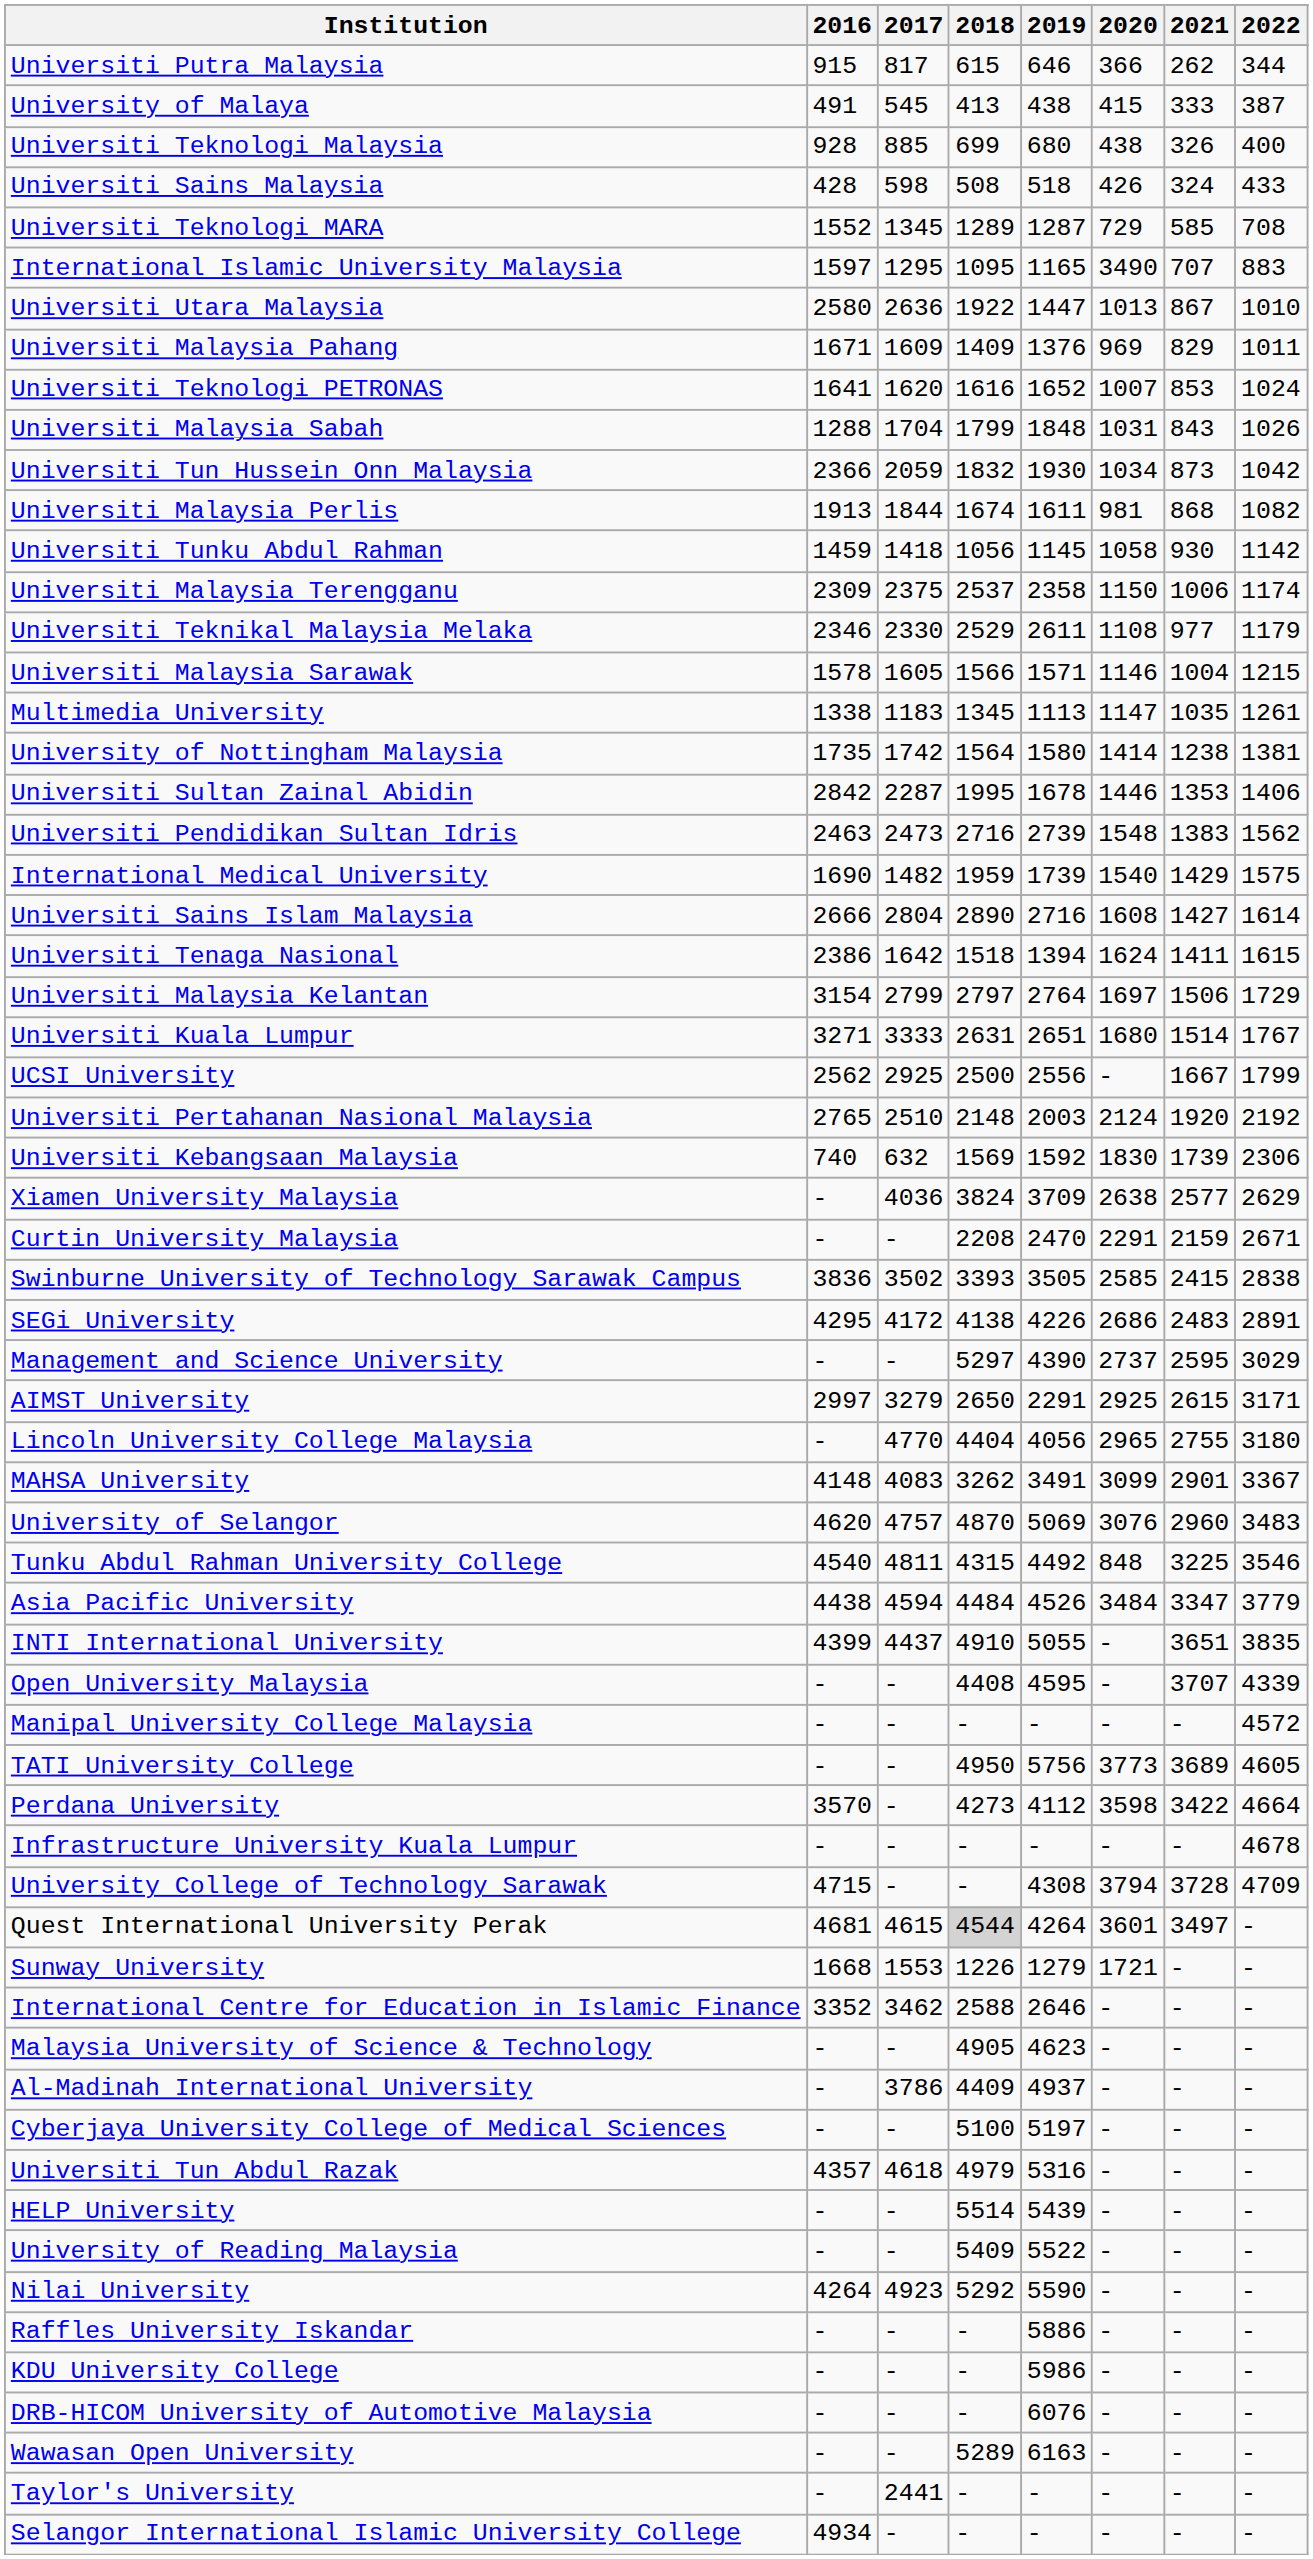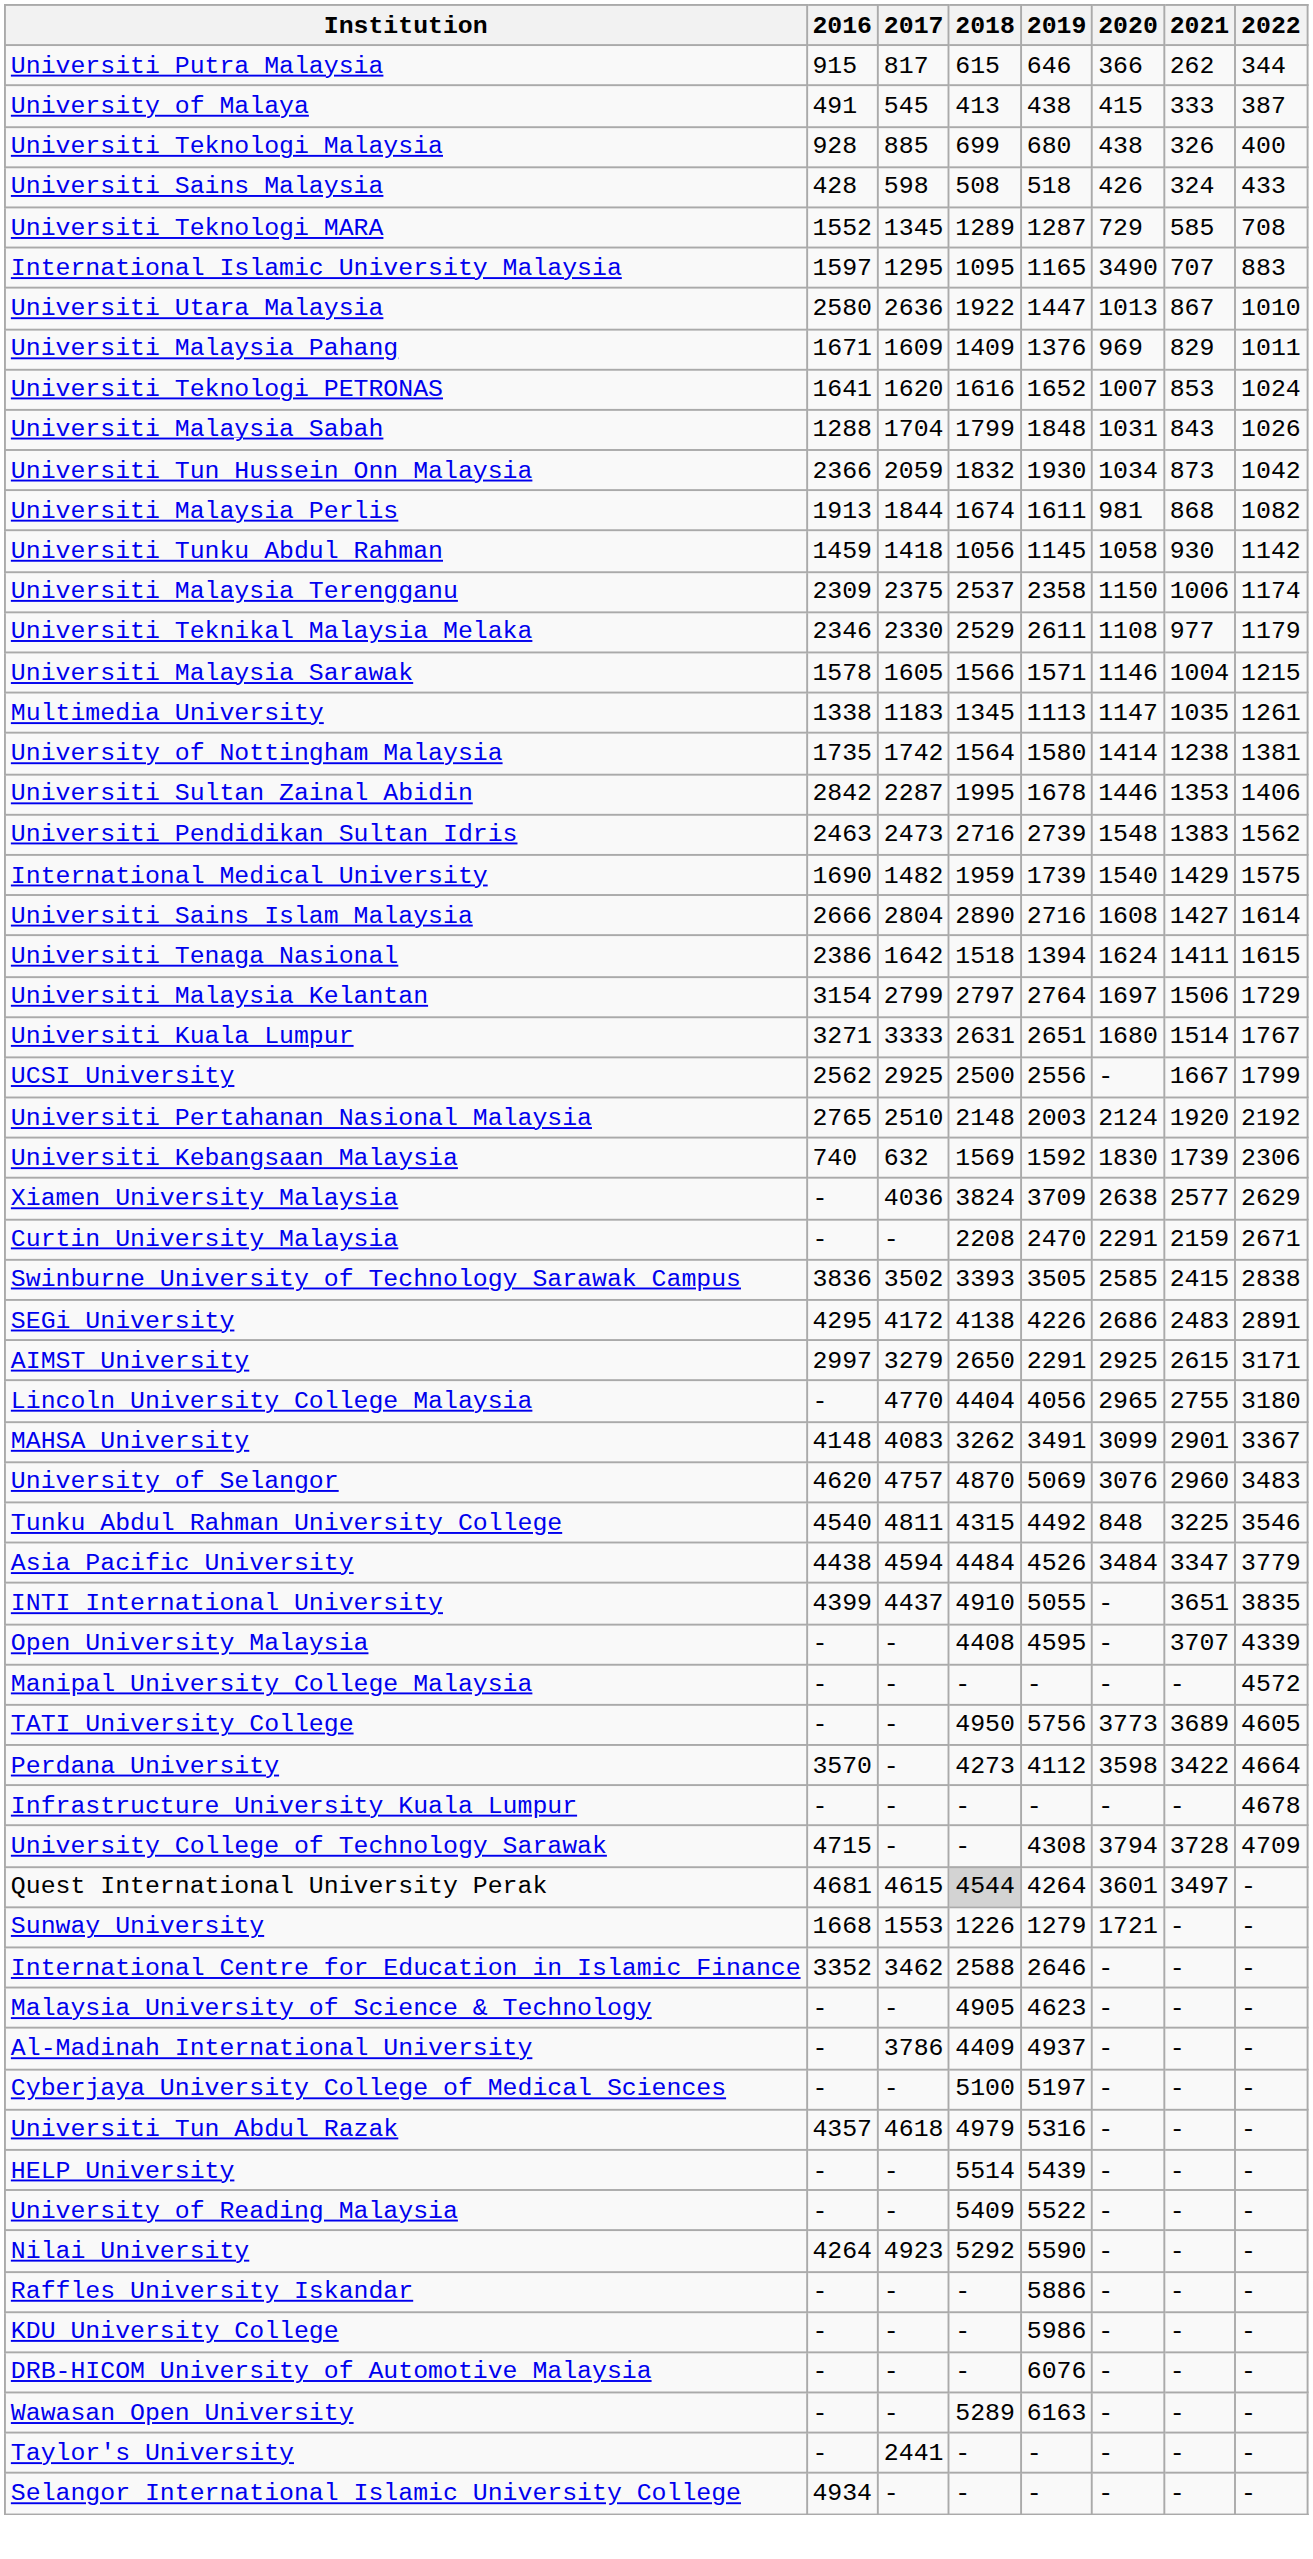- row: (257, 1361)
